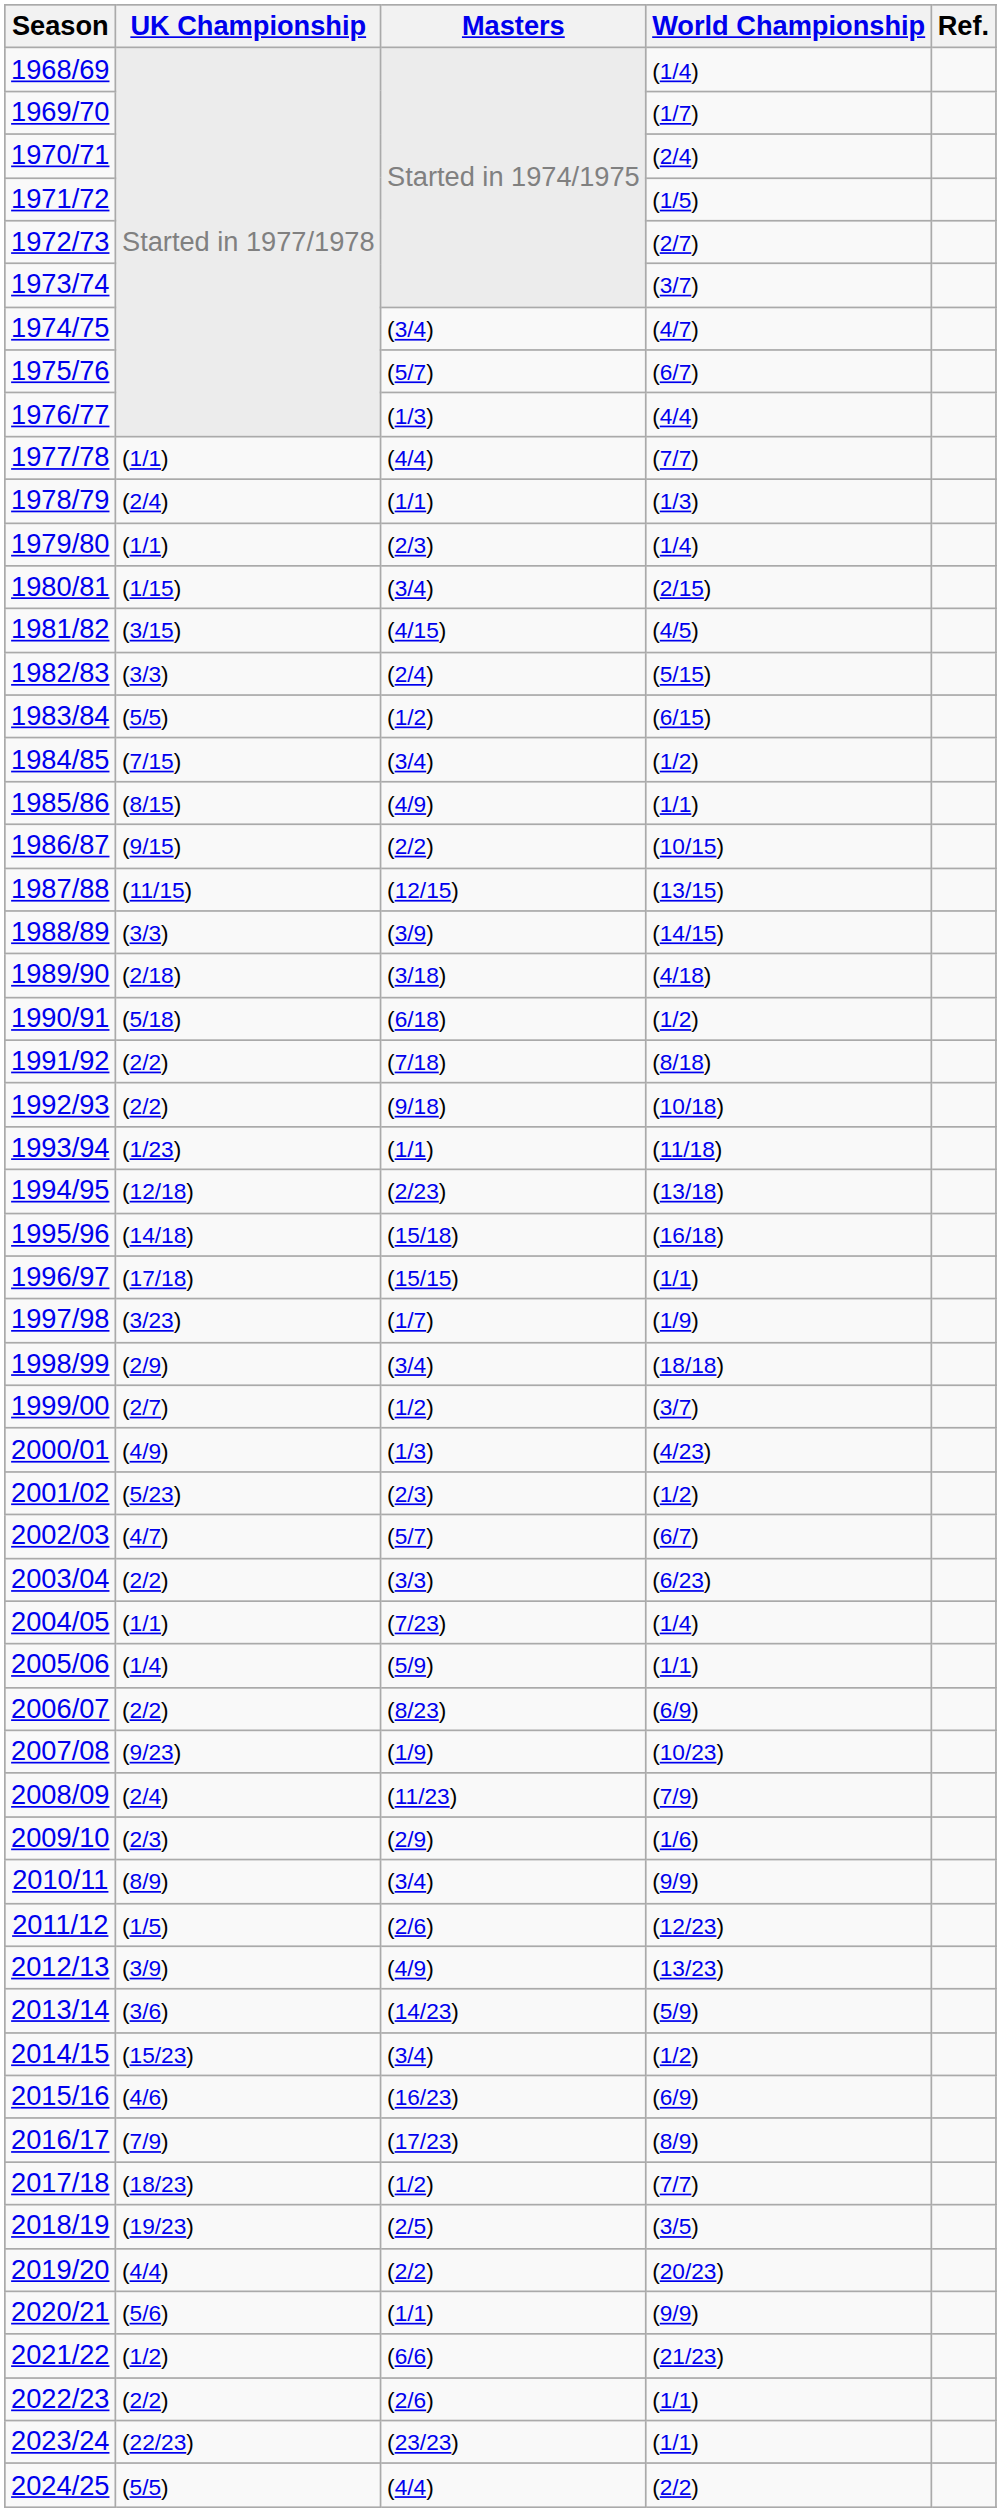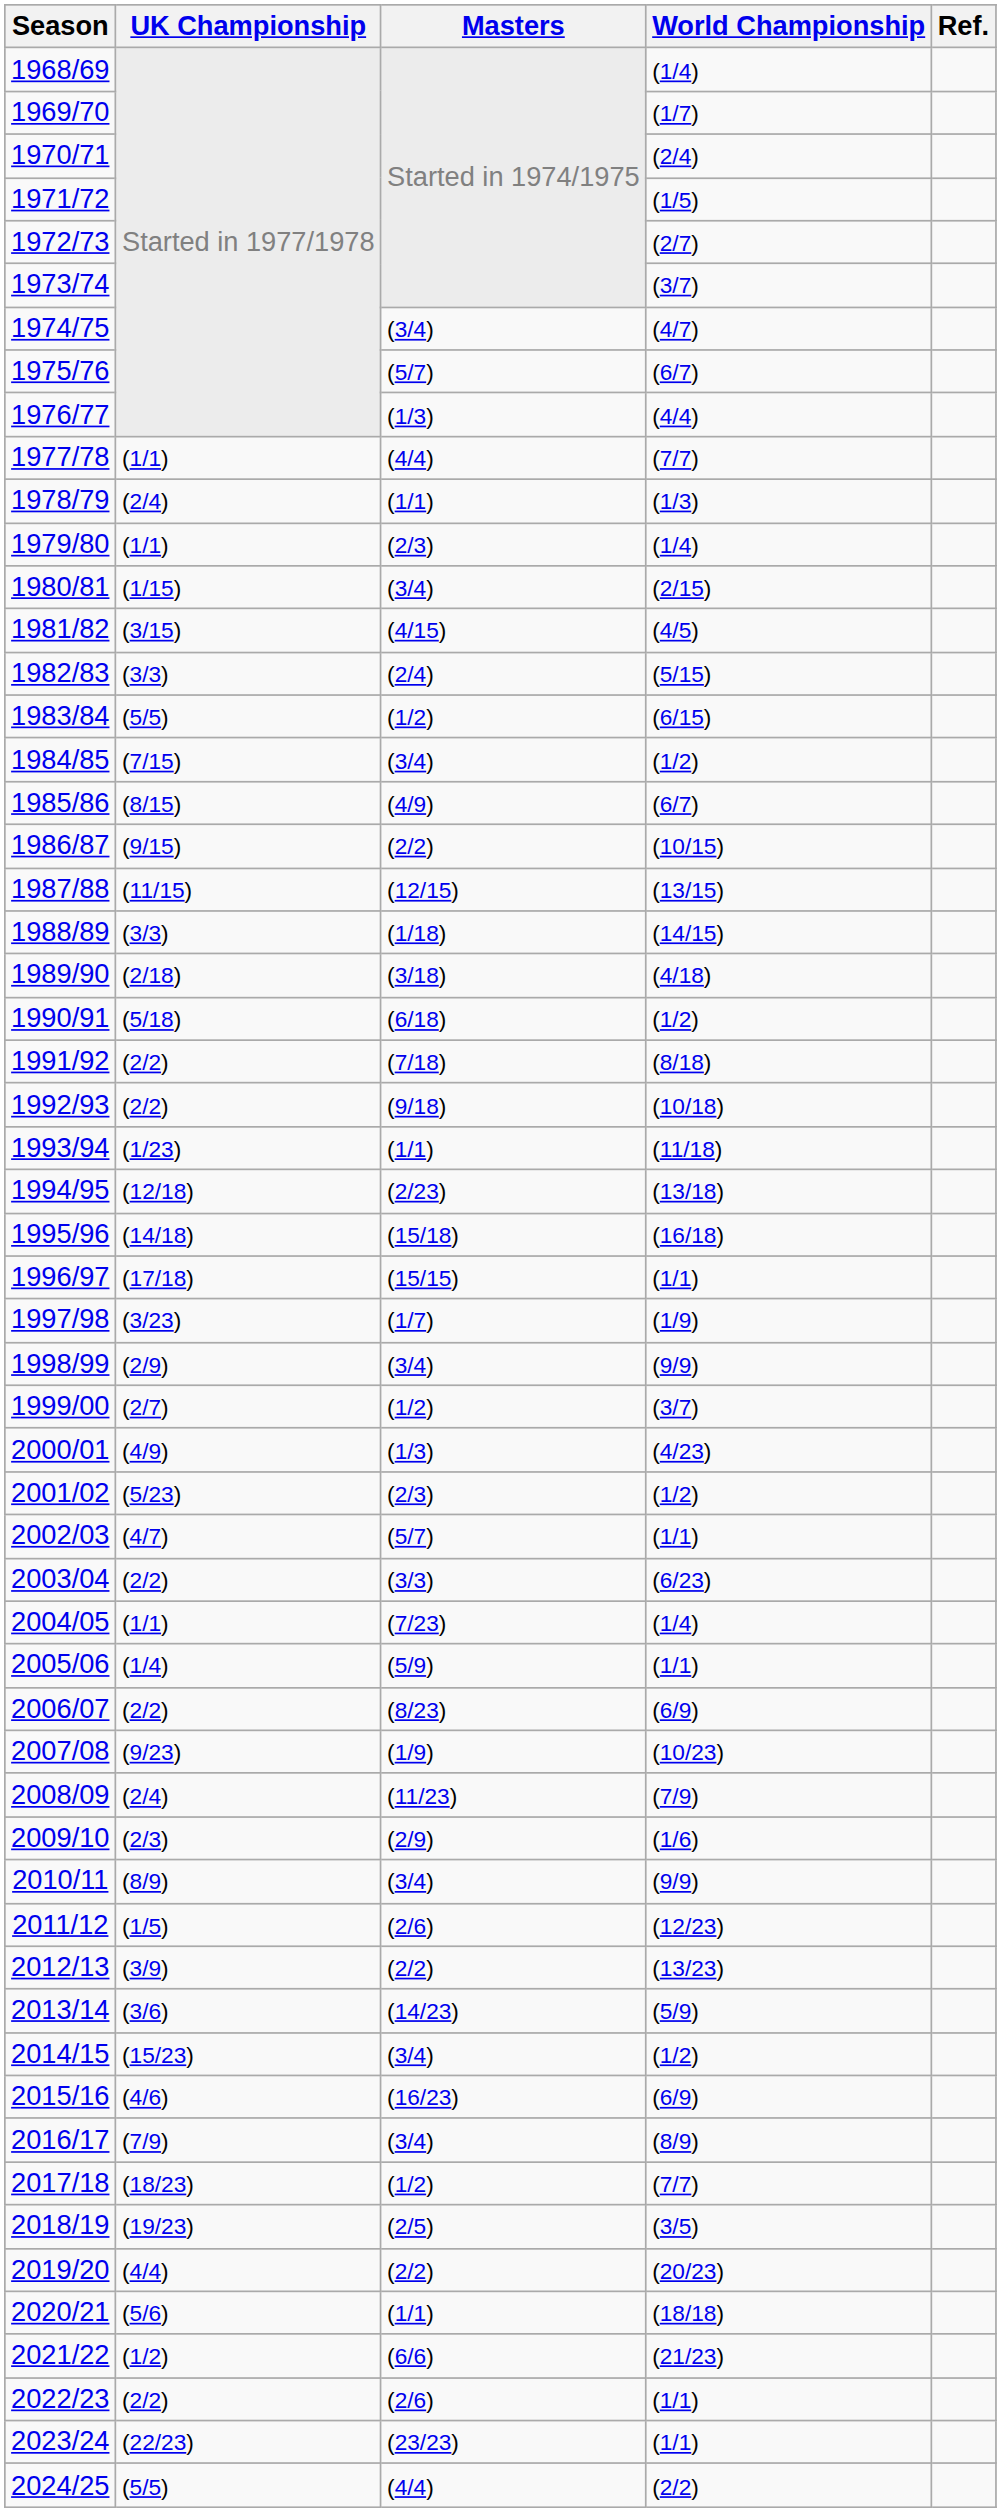(676, 804) (1/1) -> (676, 804) (6/7)
(410, 933) (3/9) -> (417, 933) (1/18)
(688, 1365) (18/18) -> (676, 1365) (9/9)
(676, 1537) (6/7) -> (676, 1537) (1/1)
(410, 1968) (4/9) -> (410, 1968) (2/2)
(423, 2141) (17/23) -> (410, 2141) (3/4)
(676, 2314) (9/9) -> (688, 2314) (18/18)
